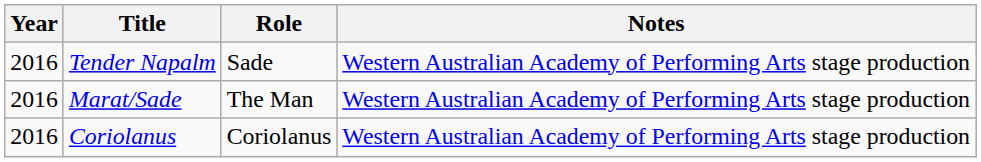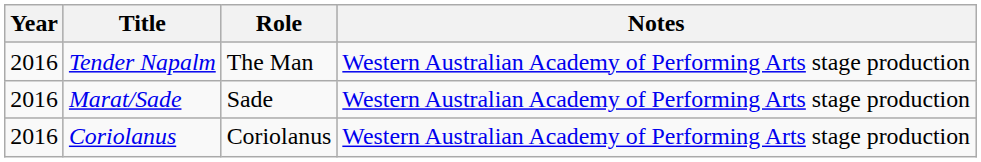(250, 61) Sade -> (270, 61) The Man
(270, 99) The Man -> (250, 99) Sade
